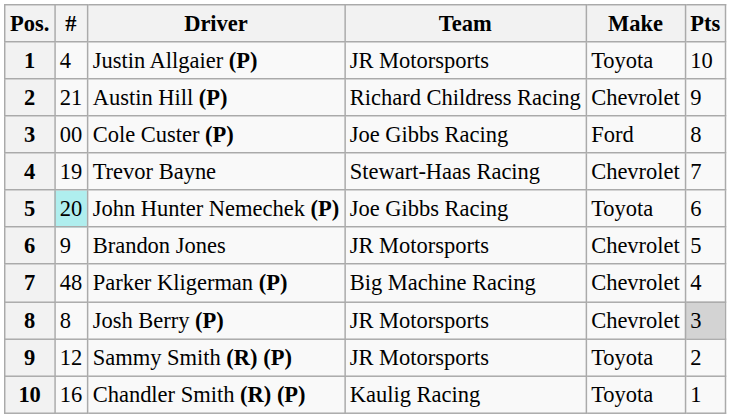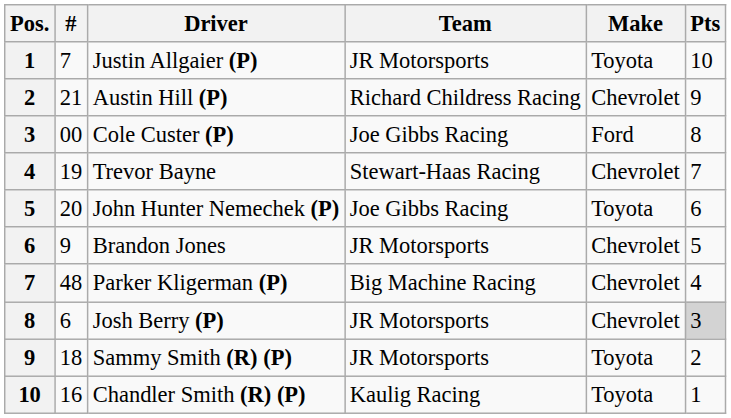(65, 60) 4 -> (65, 60) 7
(71, 208) paleturquoise background -> (71, 208) no background
(65, 319) 8 -> (65, 319) 6
(71, 357) 12 -> (71, 357) 18
